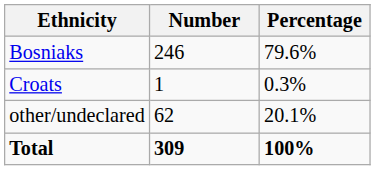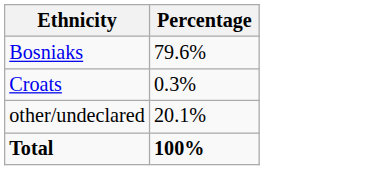- column: (204, 20)
